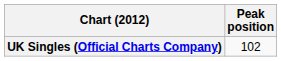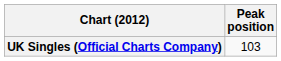(251, 46) 102 -> (251, 46) 103
